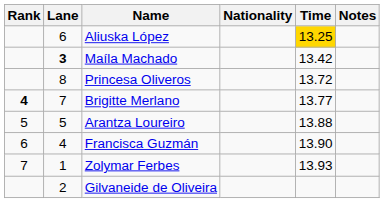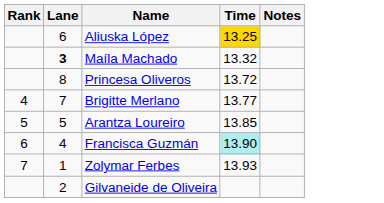- column: (258, 15)
(316, 58) 13.42 -> (240, 58) 13.32
(24, 101) bold -> (24, 101) normal
(316, 122) 13.88 -> (240, 122) 13.85
(316, 144) no background -> (240, 144) paleturquoise background
